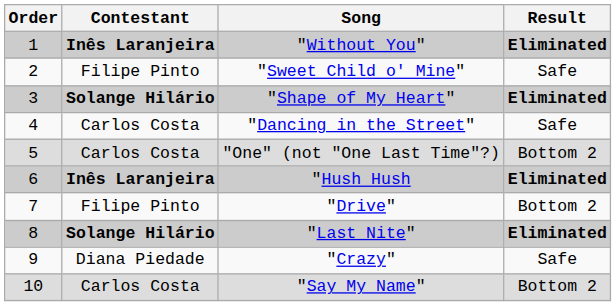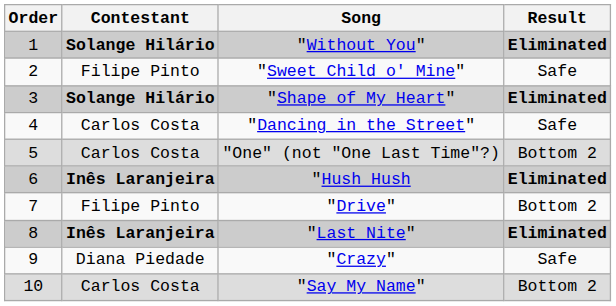(140, 45) Inês Laranjeira -> (140, 45) Solange Hilário
(140, 233) Solange Hilário -> (140, 233) Inês Laranjeira
